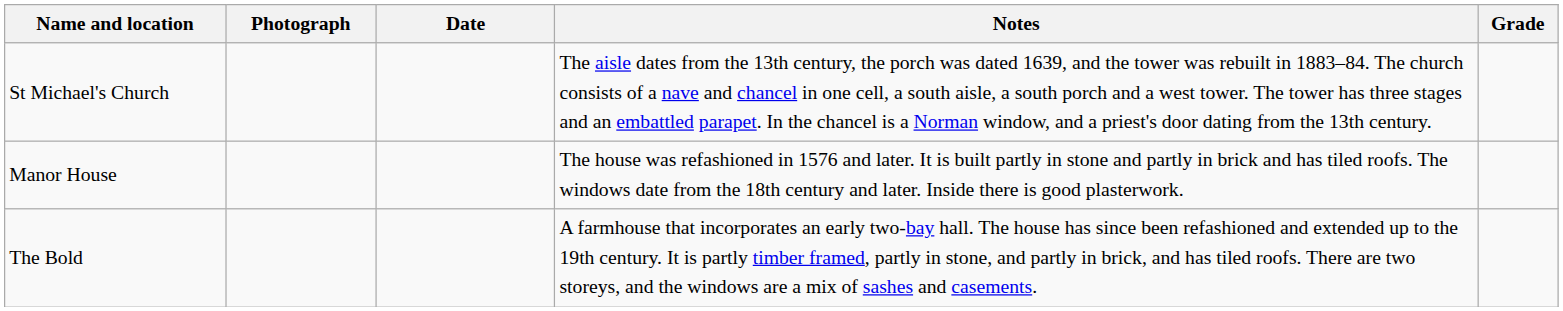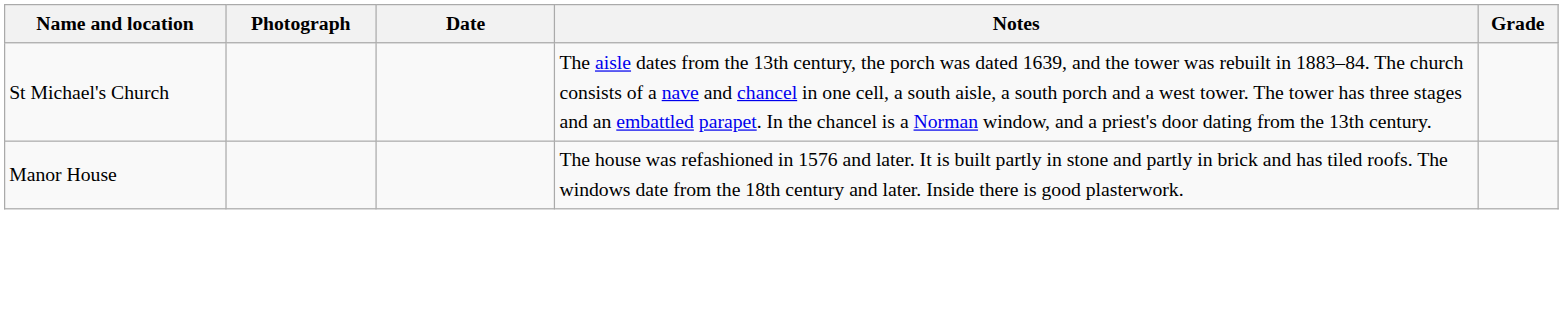- row: (46, 257)
